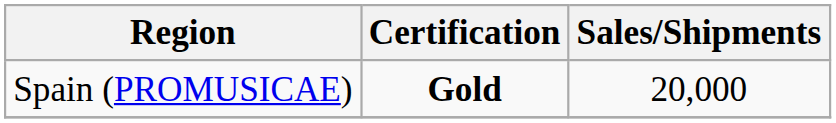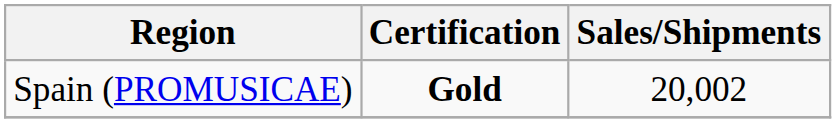(699, 88) 20,000 -> (699, 88) 20,002
